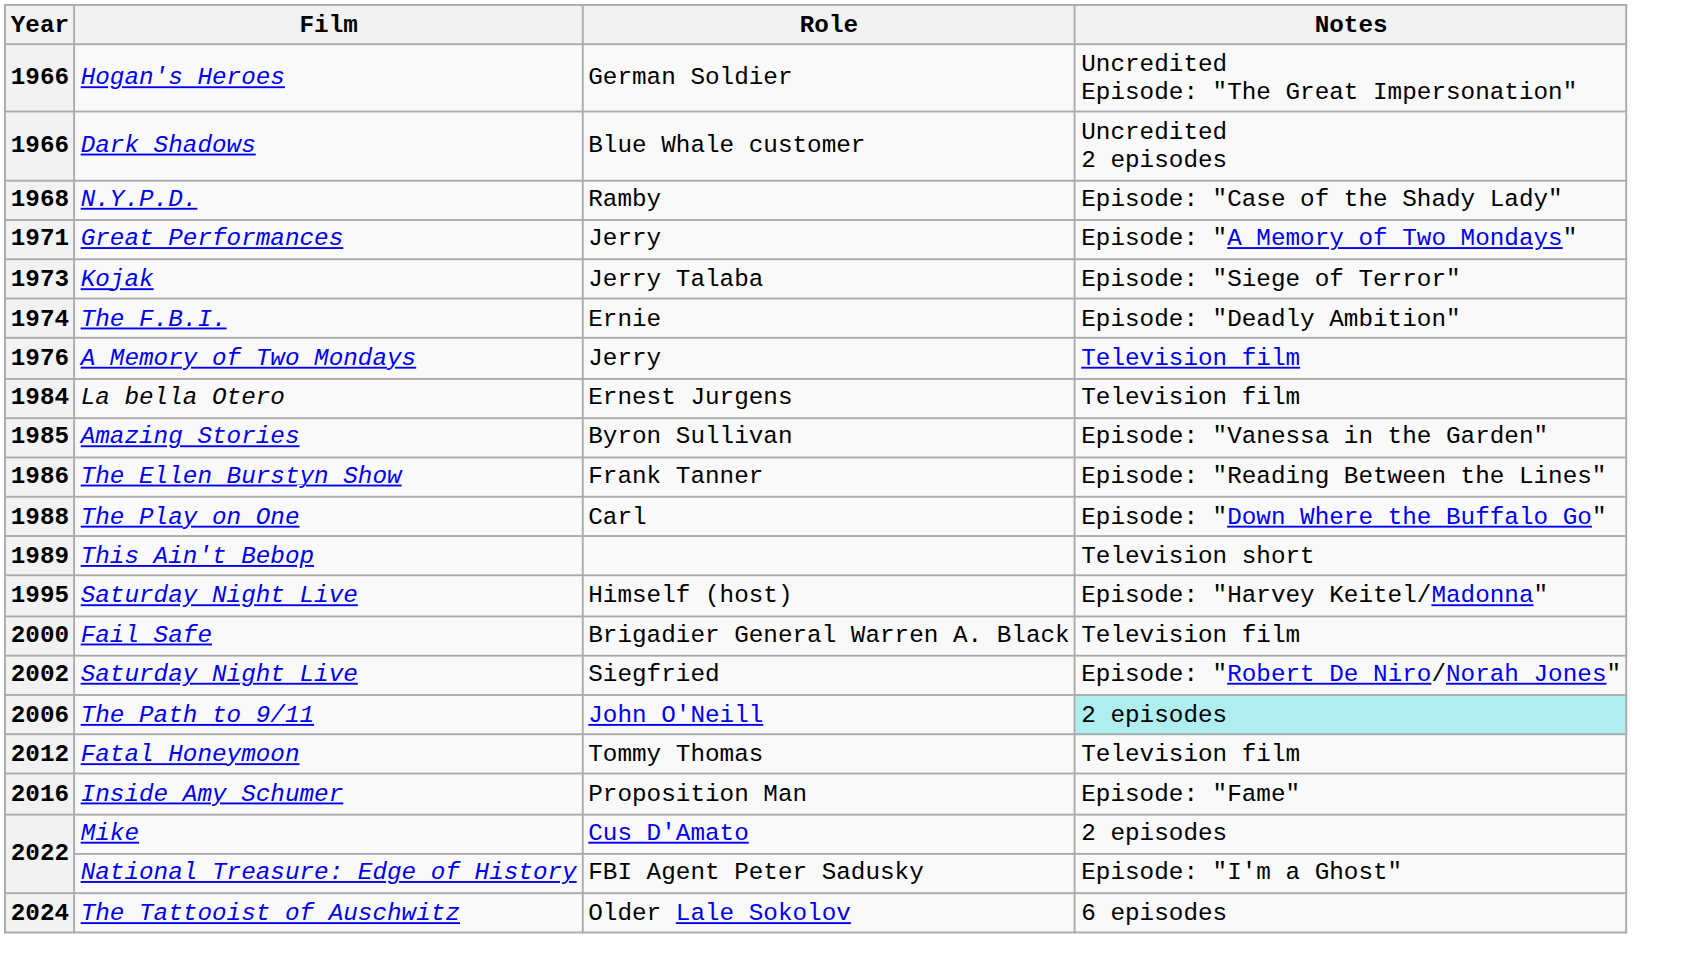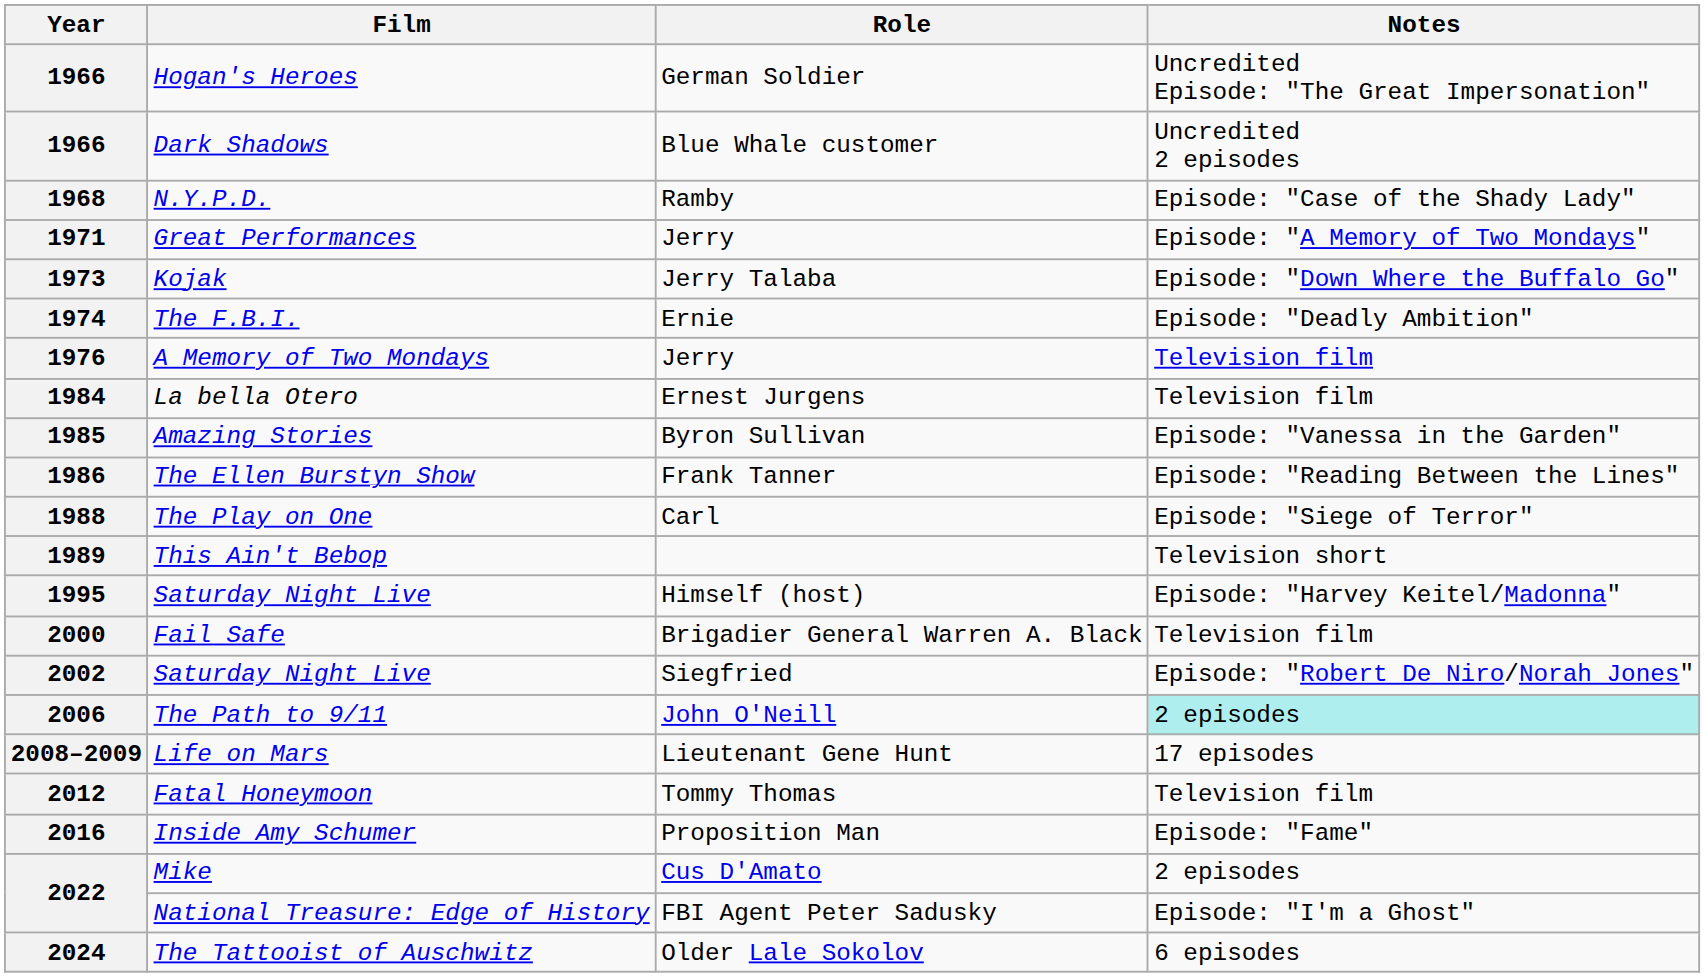(1271, 279) Episode: "Siege of Terror" -> (1417, 279) Episode: "Down Where the Buffalo Go"
(1344, 517) Episode: "Down Where the Buffalo Go" -> (1344, 517) Episode: "Siege of Terror"
+ row: (241, 754)
